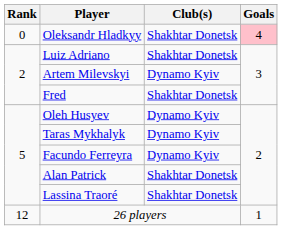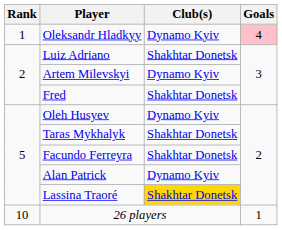(22, 34) 0 -> (22, 34) 1
(192, 34) Shakhtar Donetsk -> (183, 34) Dynamo Kyiv
(183, 134) Dynamo Kyiv -> (192, 134) Shakhtar Donetsk
(183, 154) Dynamo Kyiv -> (192, 154) Shakhtar Donetsk
(192, 174) Shakhtar Donetsk -> (183, 174) Dynamo Kyiv
(192, 194) no background -> (192, 194) gold background
(22, 214) 12 -> (22, 214) 10
